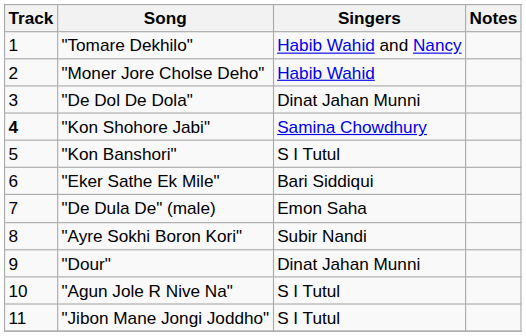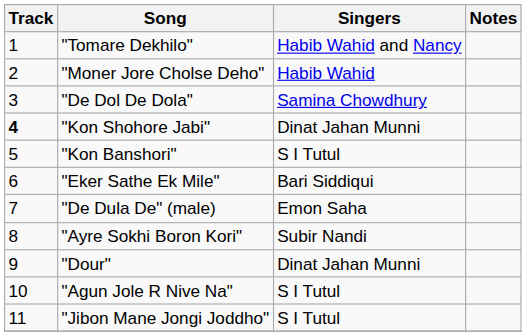(349, 100) Dinat Jahan Munni -> (352, 100) Samina Chowdhury
(352, 127) Samina Chowdhury -> (349, 127) Dinat Jahan Munni
